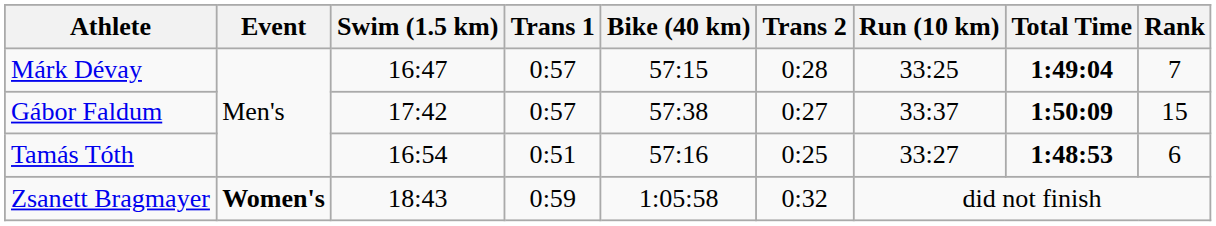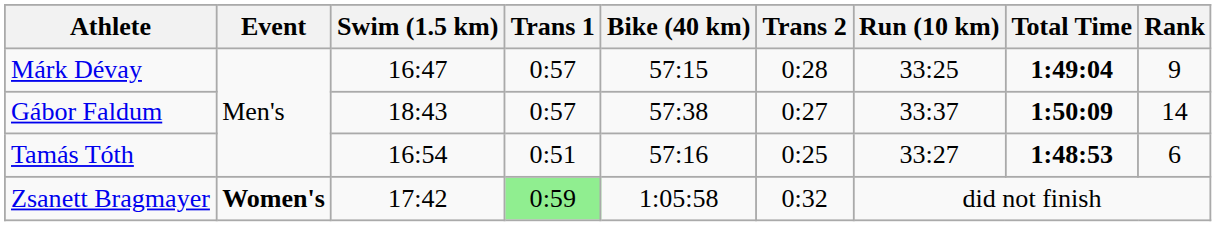(1175, 69) 7 -> (1175, 69) 9
(418, 112) 17:42 -> (418, 112) 18:43
(1175, 112) 15 -> (1175, 112) 14
(418, 198) 18:43 -> (418, 198) 17:42
(553, 198) no background -> (553, 198) lightgreen background
